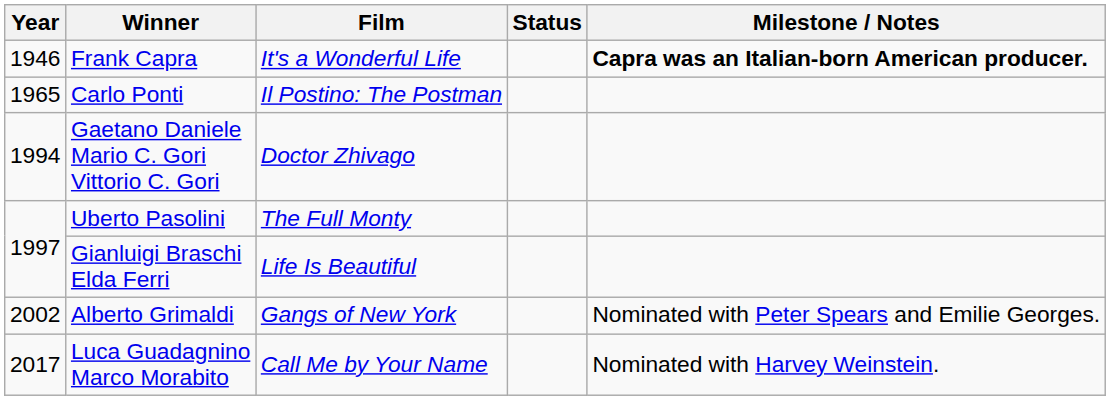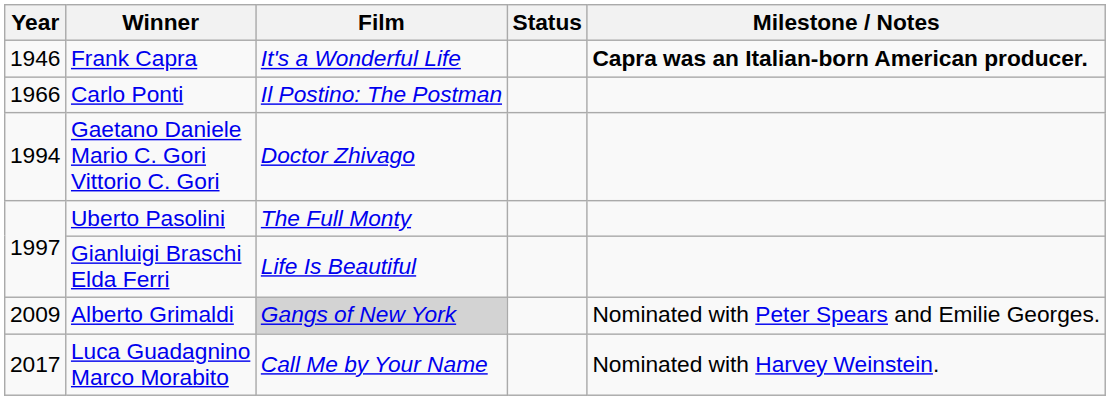(35, 94) 1965 -> (35, 94) 1966
(35, 315) 2002 -> (35, 315) 2009
(358, 315) no background -> (358, 315) lightgrey background
